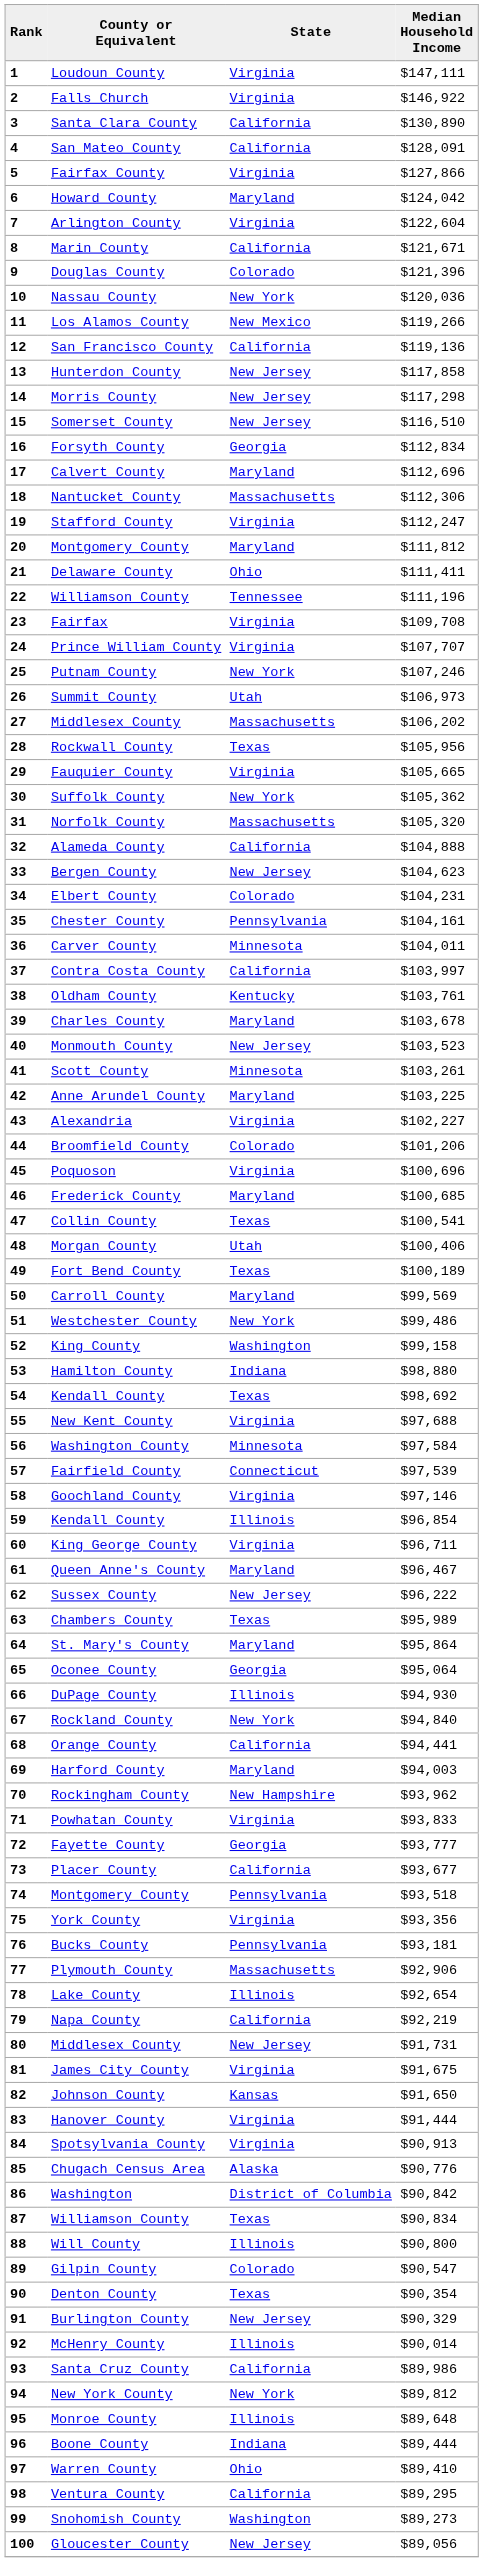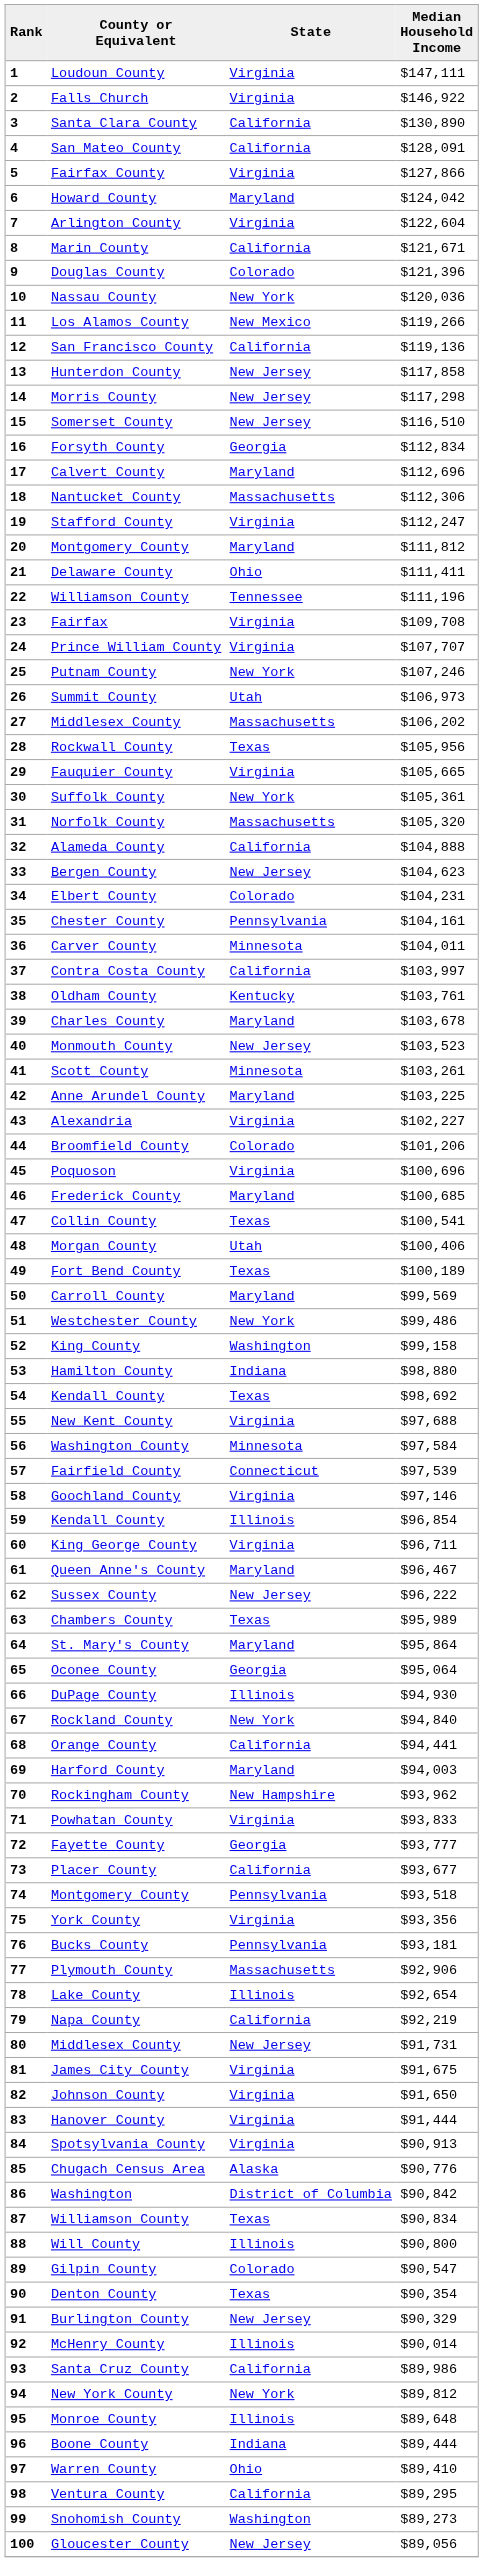(433, 797) $105,362 -> (433, 797) $105,361
(254, 2095) Kansas -> (262, 2095) Virginia
